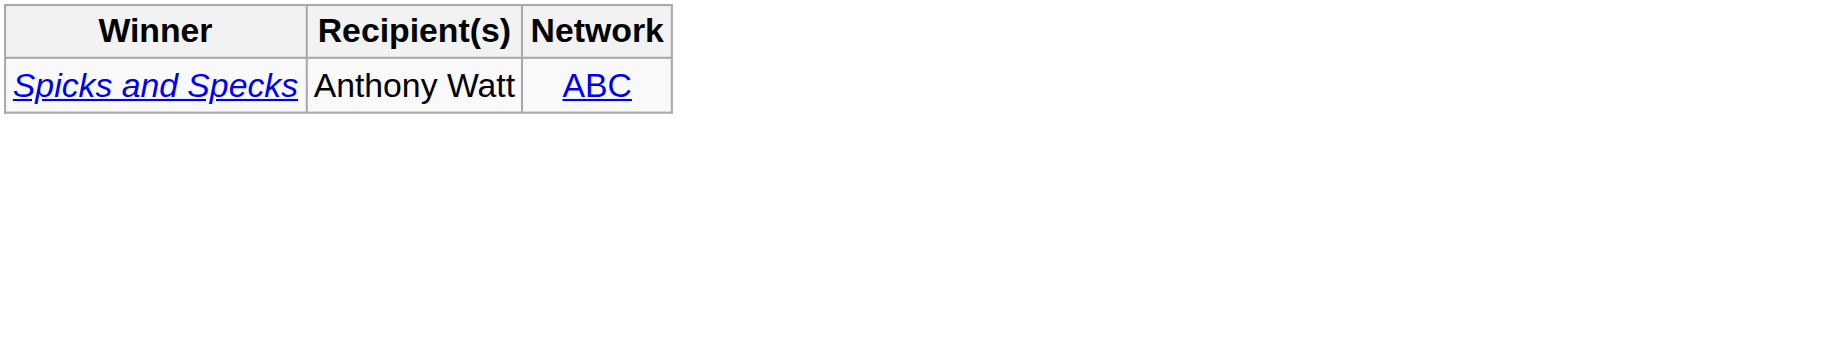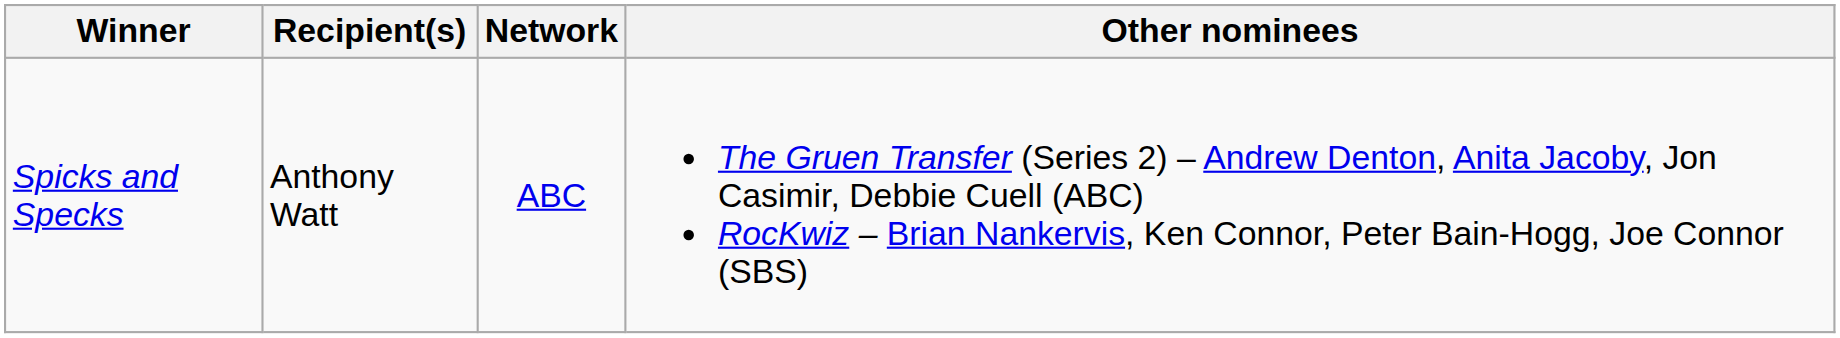+ column: (1230, 31)
